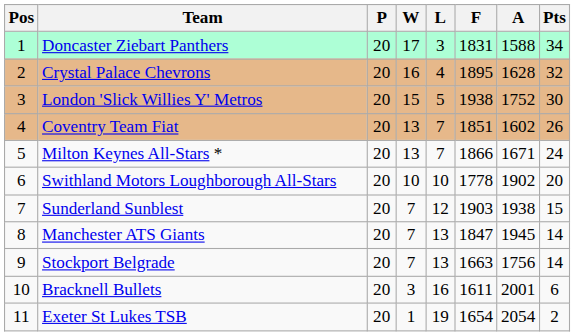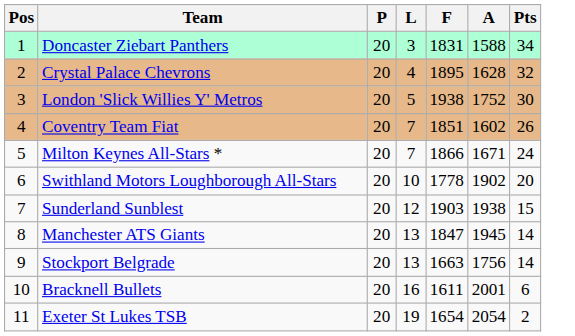- column: (411, 18)
